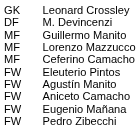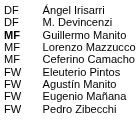- row: (86, 10)
+ row: (74, 10)
(12, 35) normal -> (12, 35) bold
- row: (86, 96)
